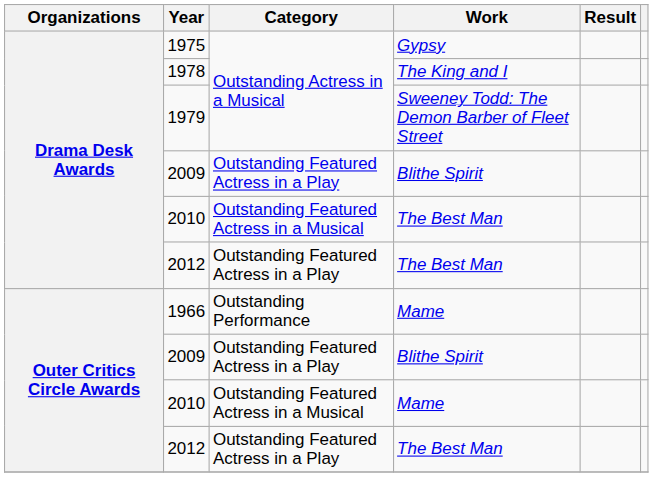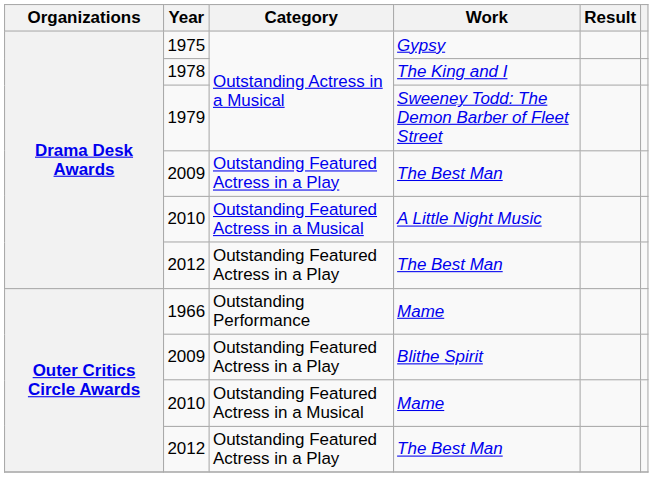(440, 173) Blithe Spirit -> (450, 173) The Best Man
(450, 219) The Best Man -> (469, 219) A Little Night Music
